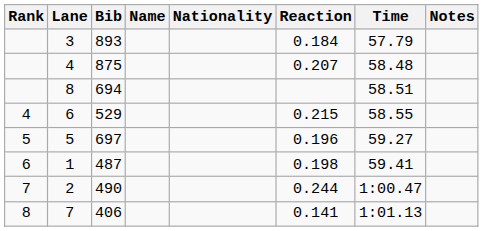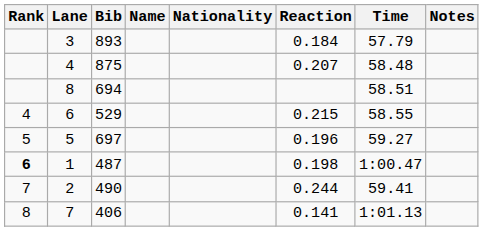(26, 164) normal -> (26, 164) bold
(391, 164) 59.41 -> (391, 164) 1:00.47
(391, 189) 1:00.47 -> (391, 189) 59.41
